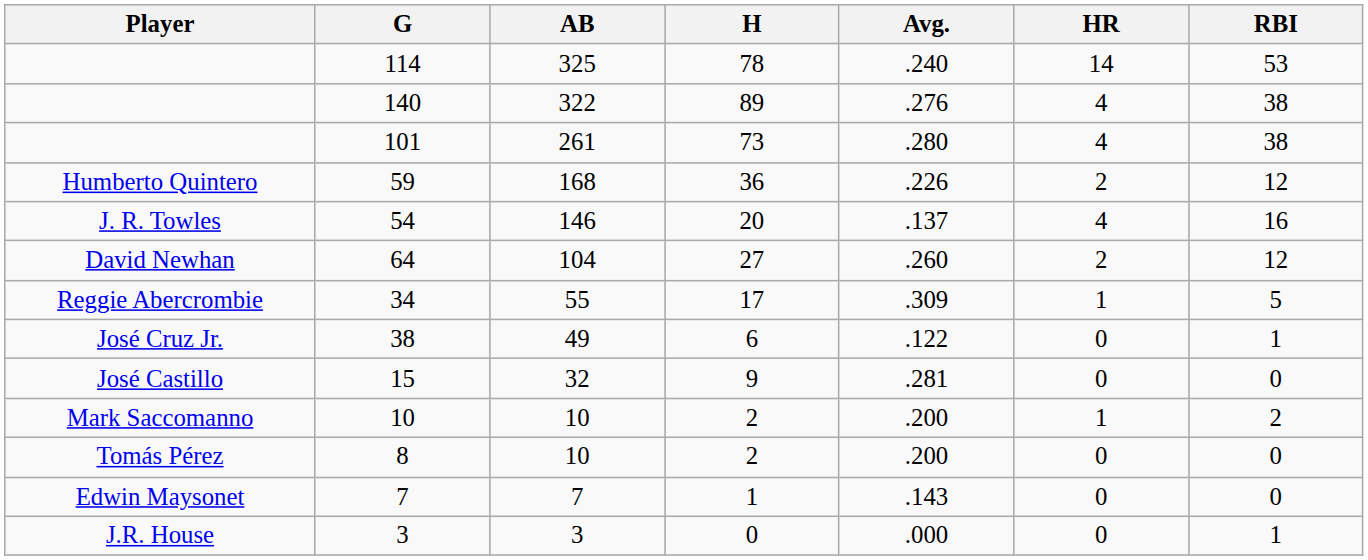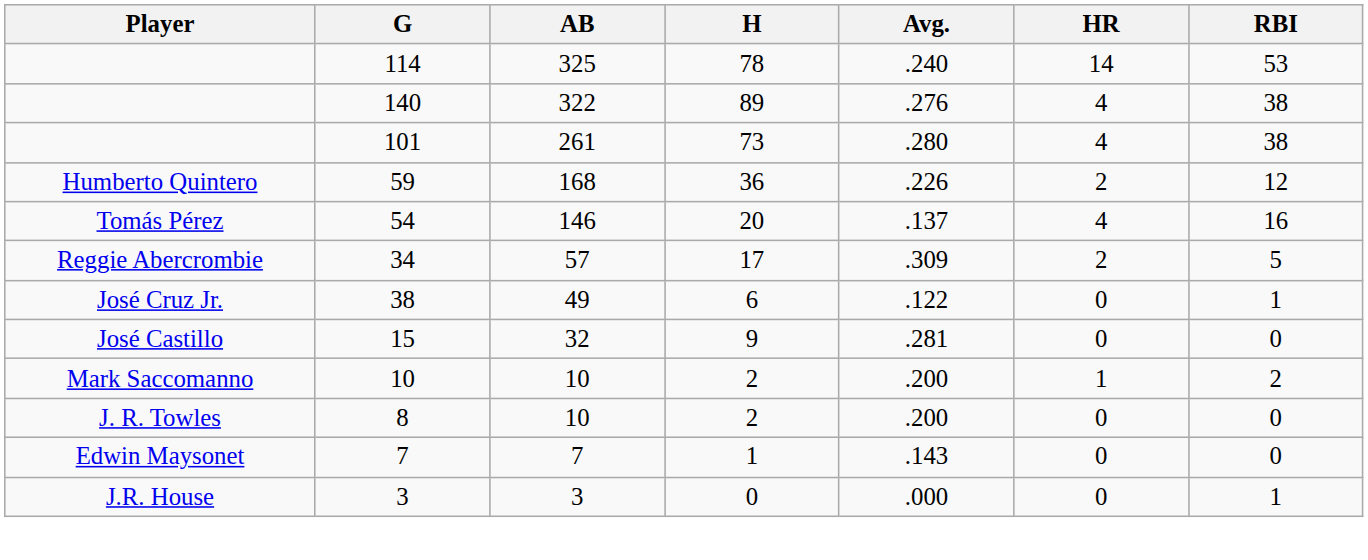(160, 220) J. R. Towles -> (160, 220) Tomás Pérez
- row: (403, 260)
(577, 299) 55 -> (577, 260) 57
(1101, 299) 1 -> (1101, 260) 2
(160, 456) Tomás Pérez -> (160, 417) J. R. Towles
